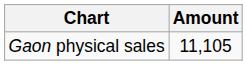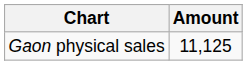(206, 45) 11,105 -> (206, 45) 11,125
